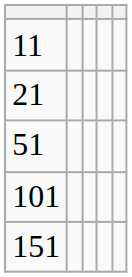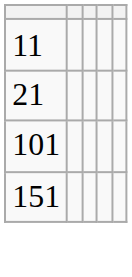- row: (28, 145)
